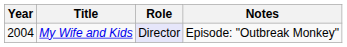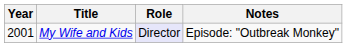(20, 33) 2004 -> (20, 33) 2001
